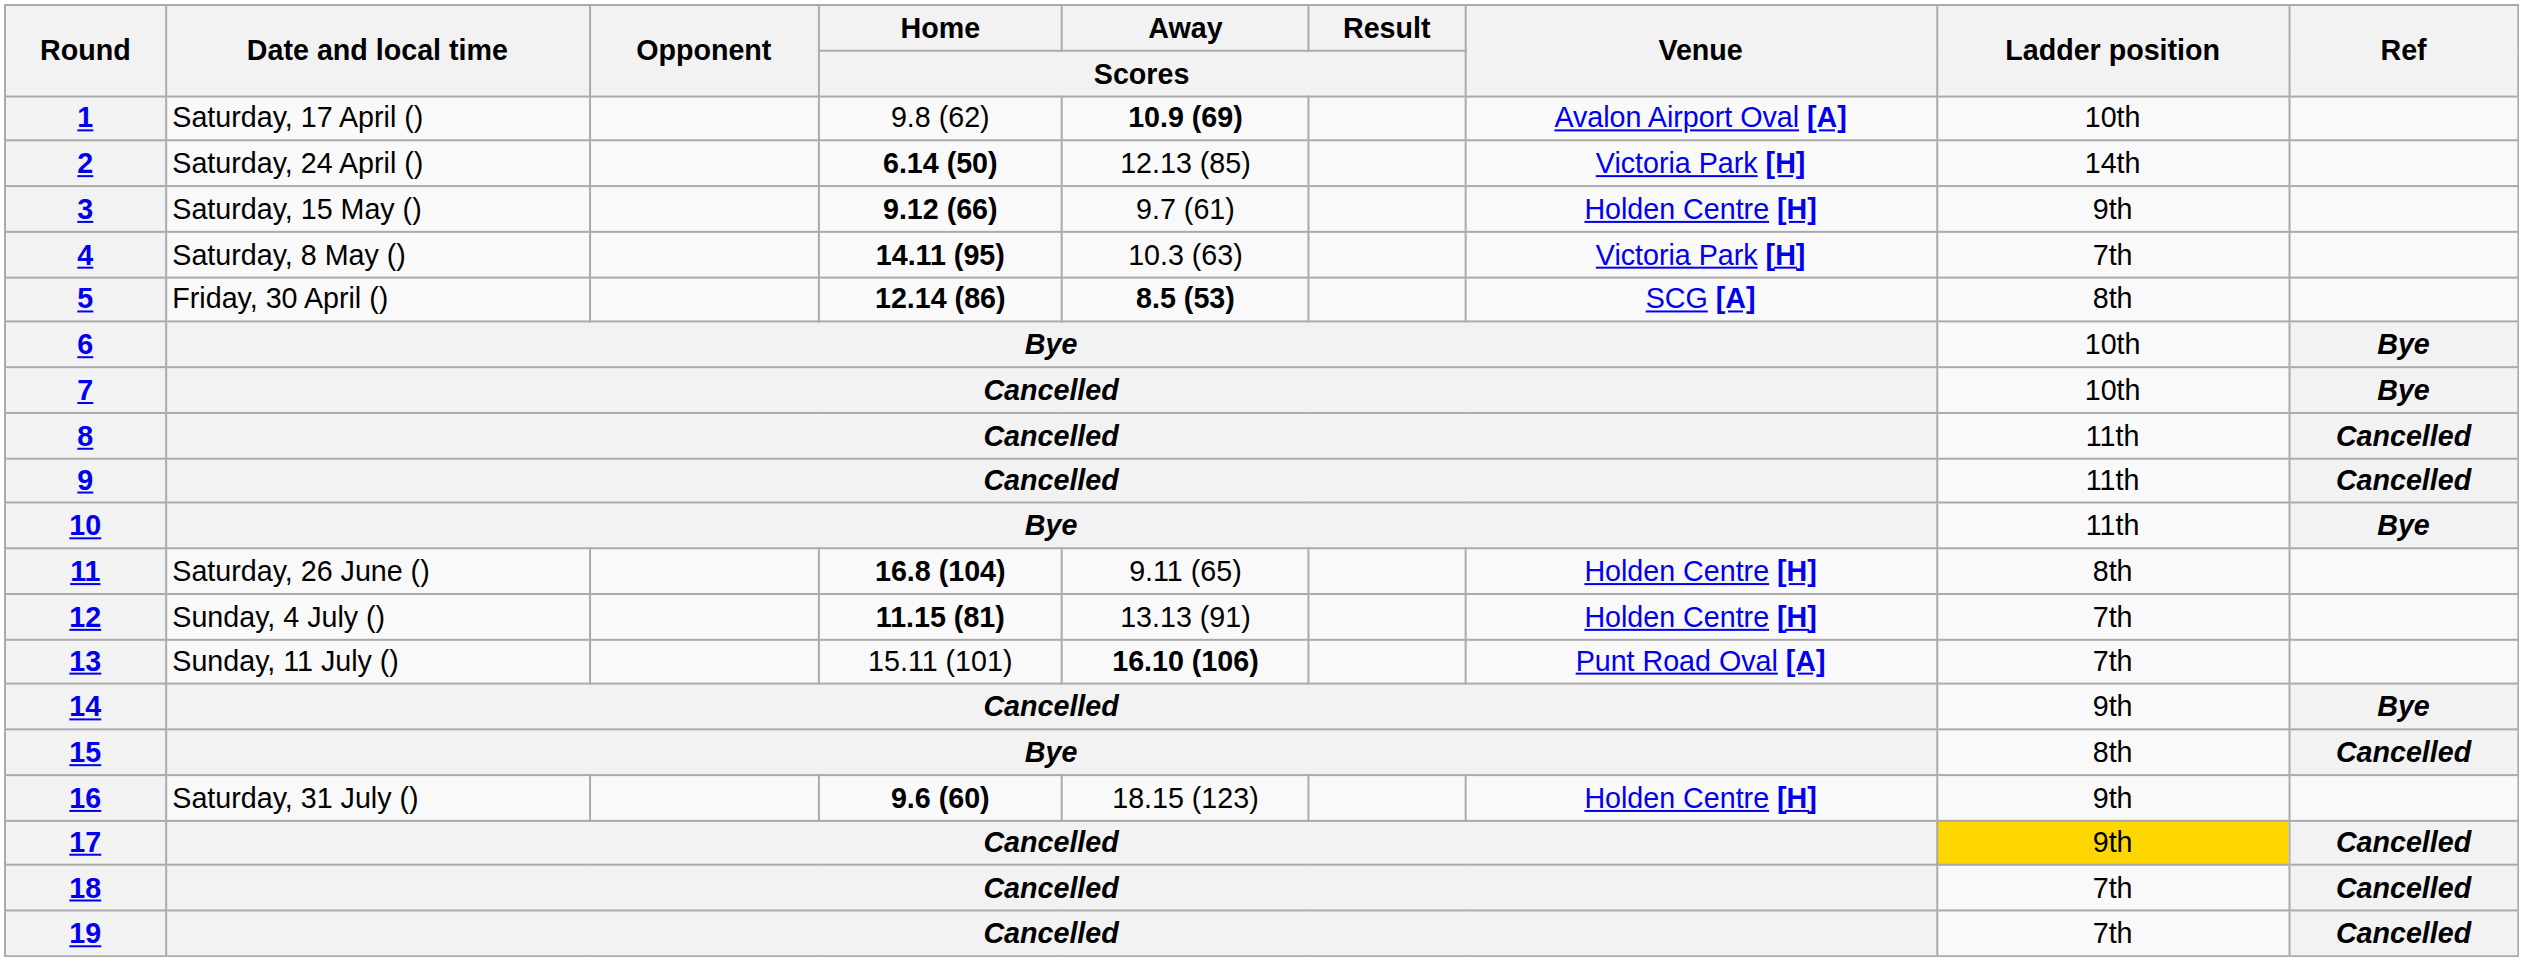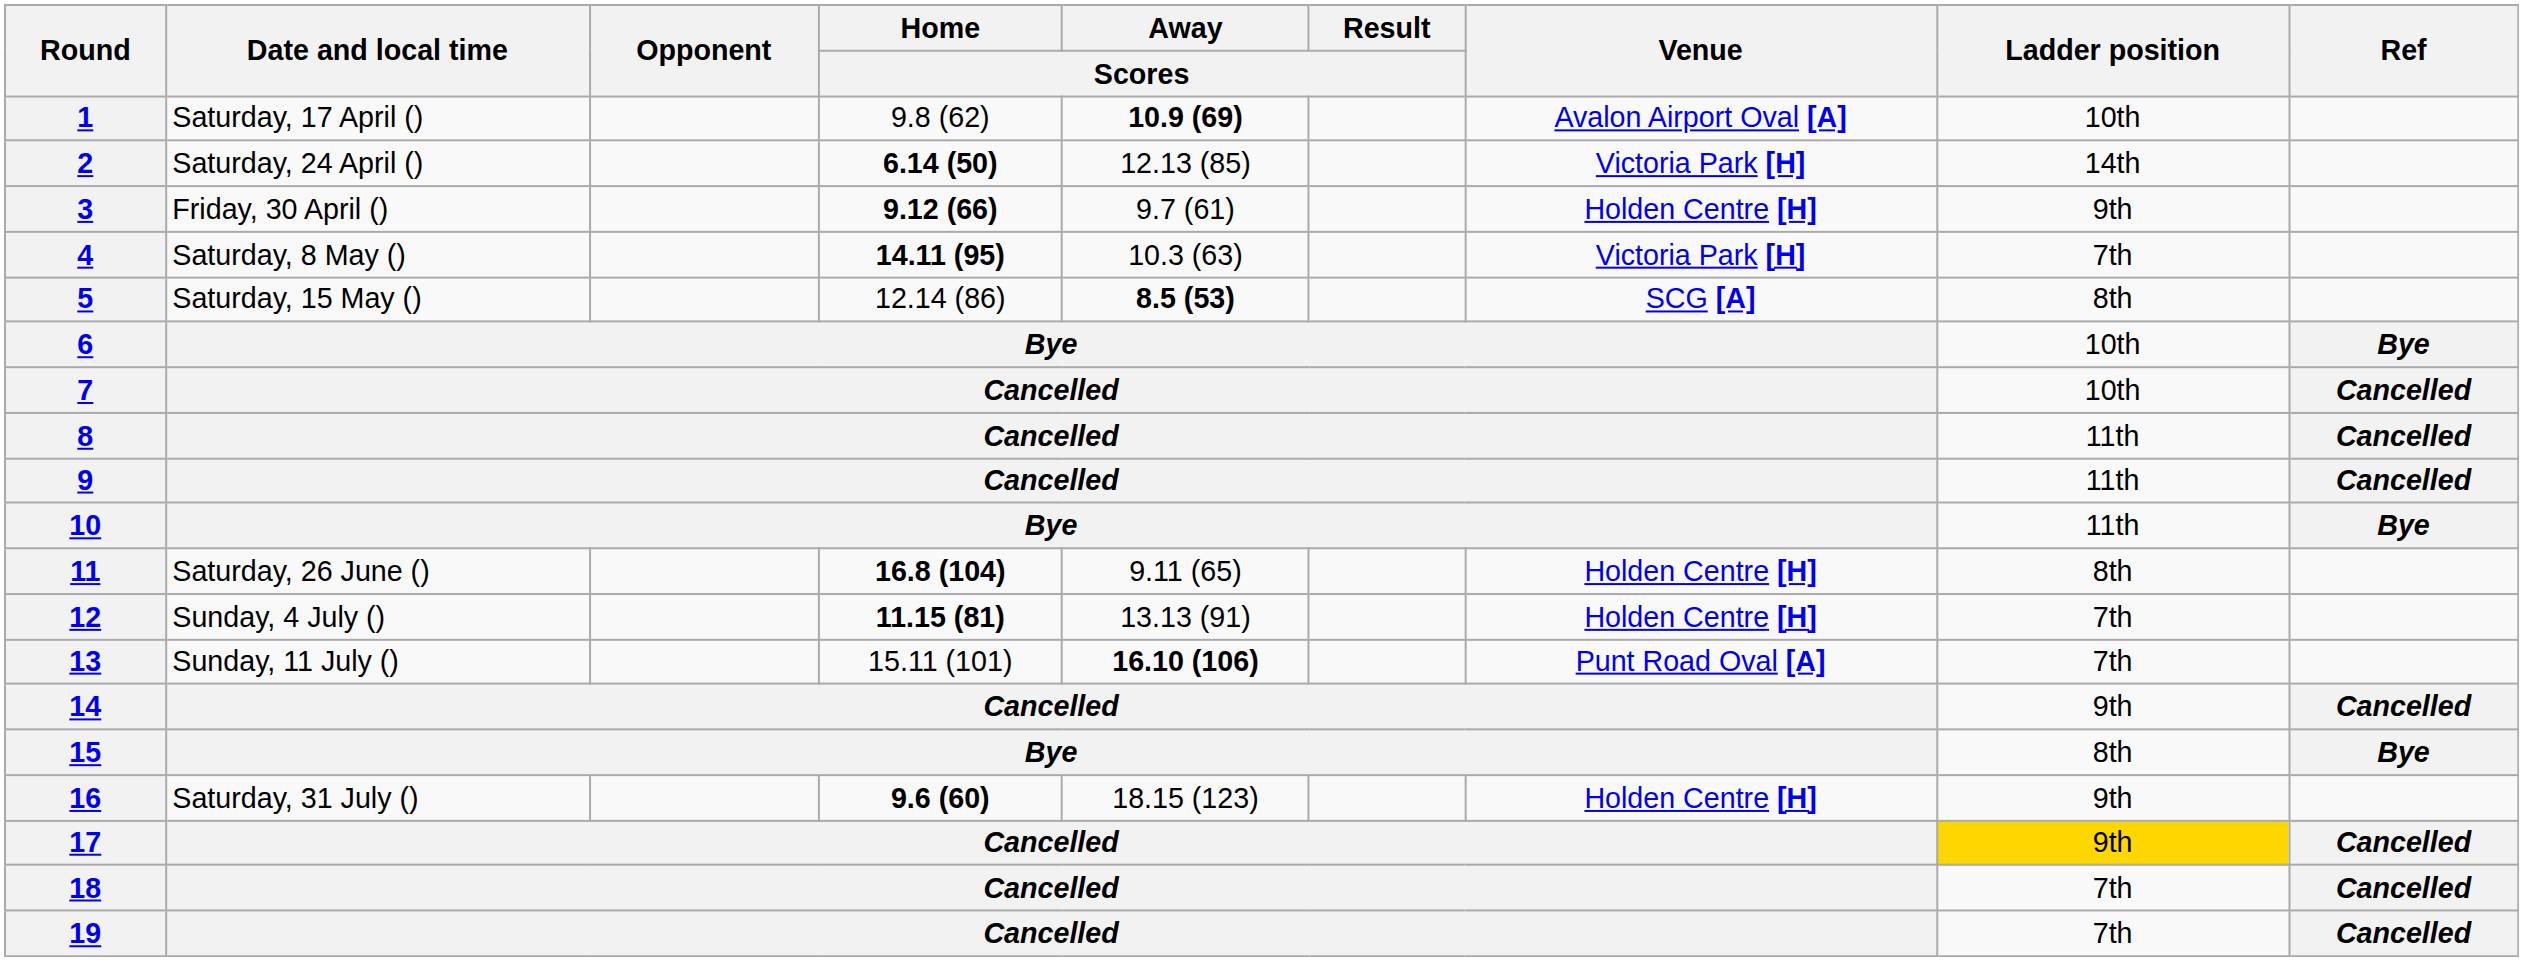(297, 209) Saturday, 15 May () -> (280, 209) Friday, 30 April ()
(280, 300) Friday, 30 April () -> (297, 300) Saturday, 15 May ()
(940, 300) bold -> (940, 300) normal
(2404, 390) Bye -> (2404, 390) Cancelled
(2404, 707) Bye -> (2404, 707) Cancelled
(2404, 752) Cancelled -> (2404, 752) Bye
